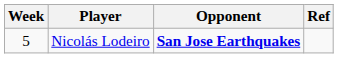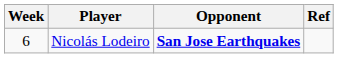(26, 40) 5 -> (26, 40) 6
